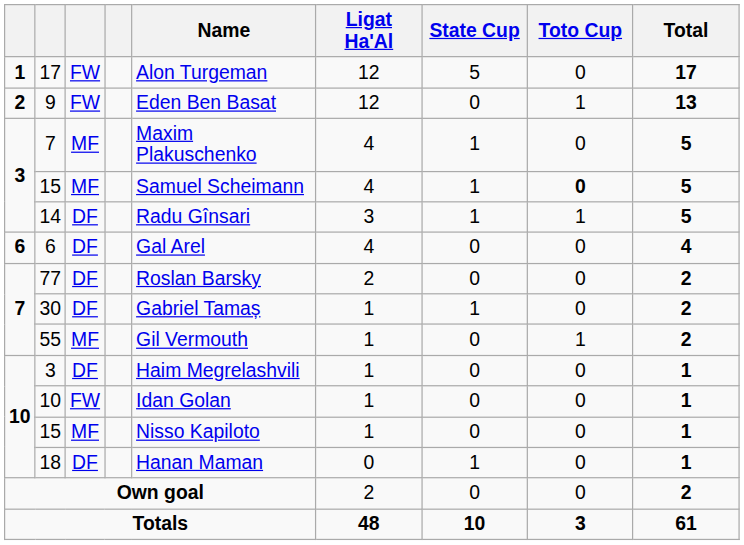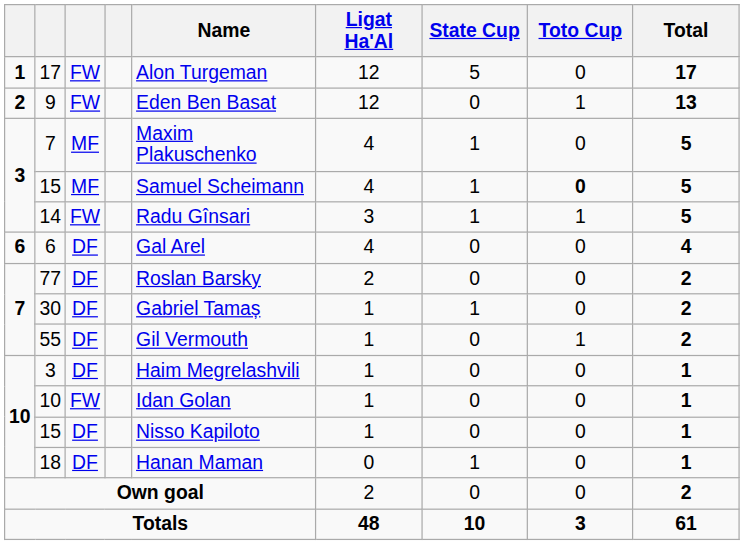(85, 216) DF -> (85, 216) FW
(85, 339) MF -> (85, 339) DF
(85, 431) MF -> (85, 431) DF
